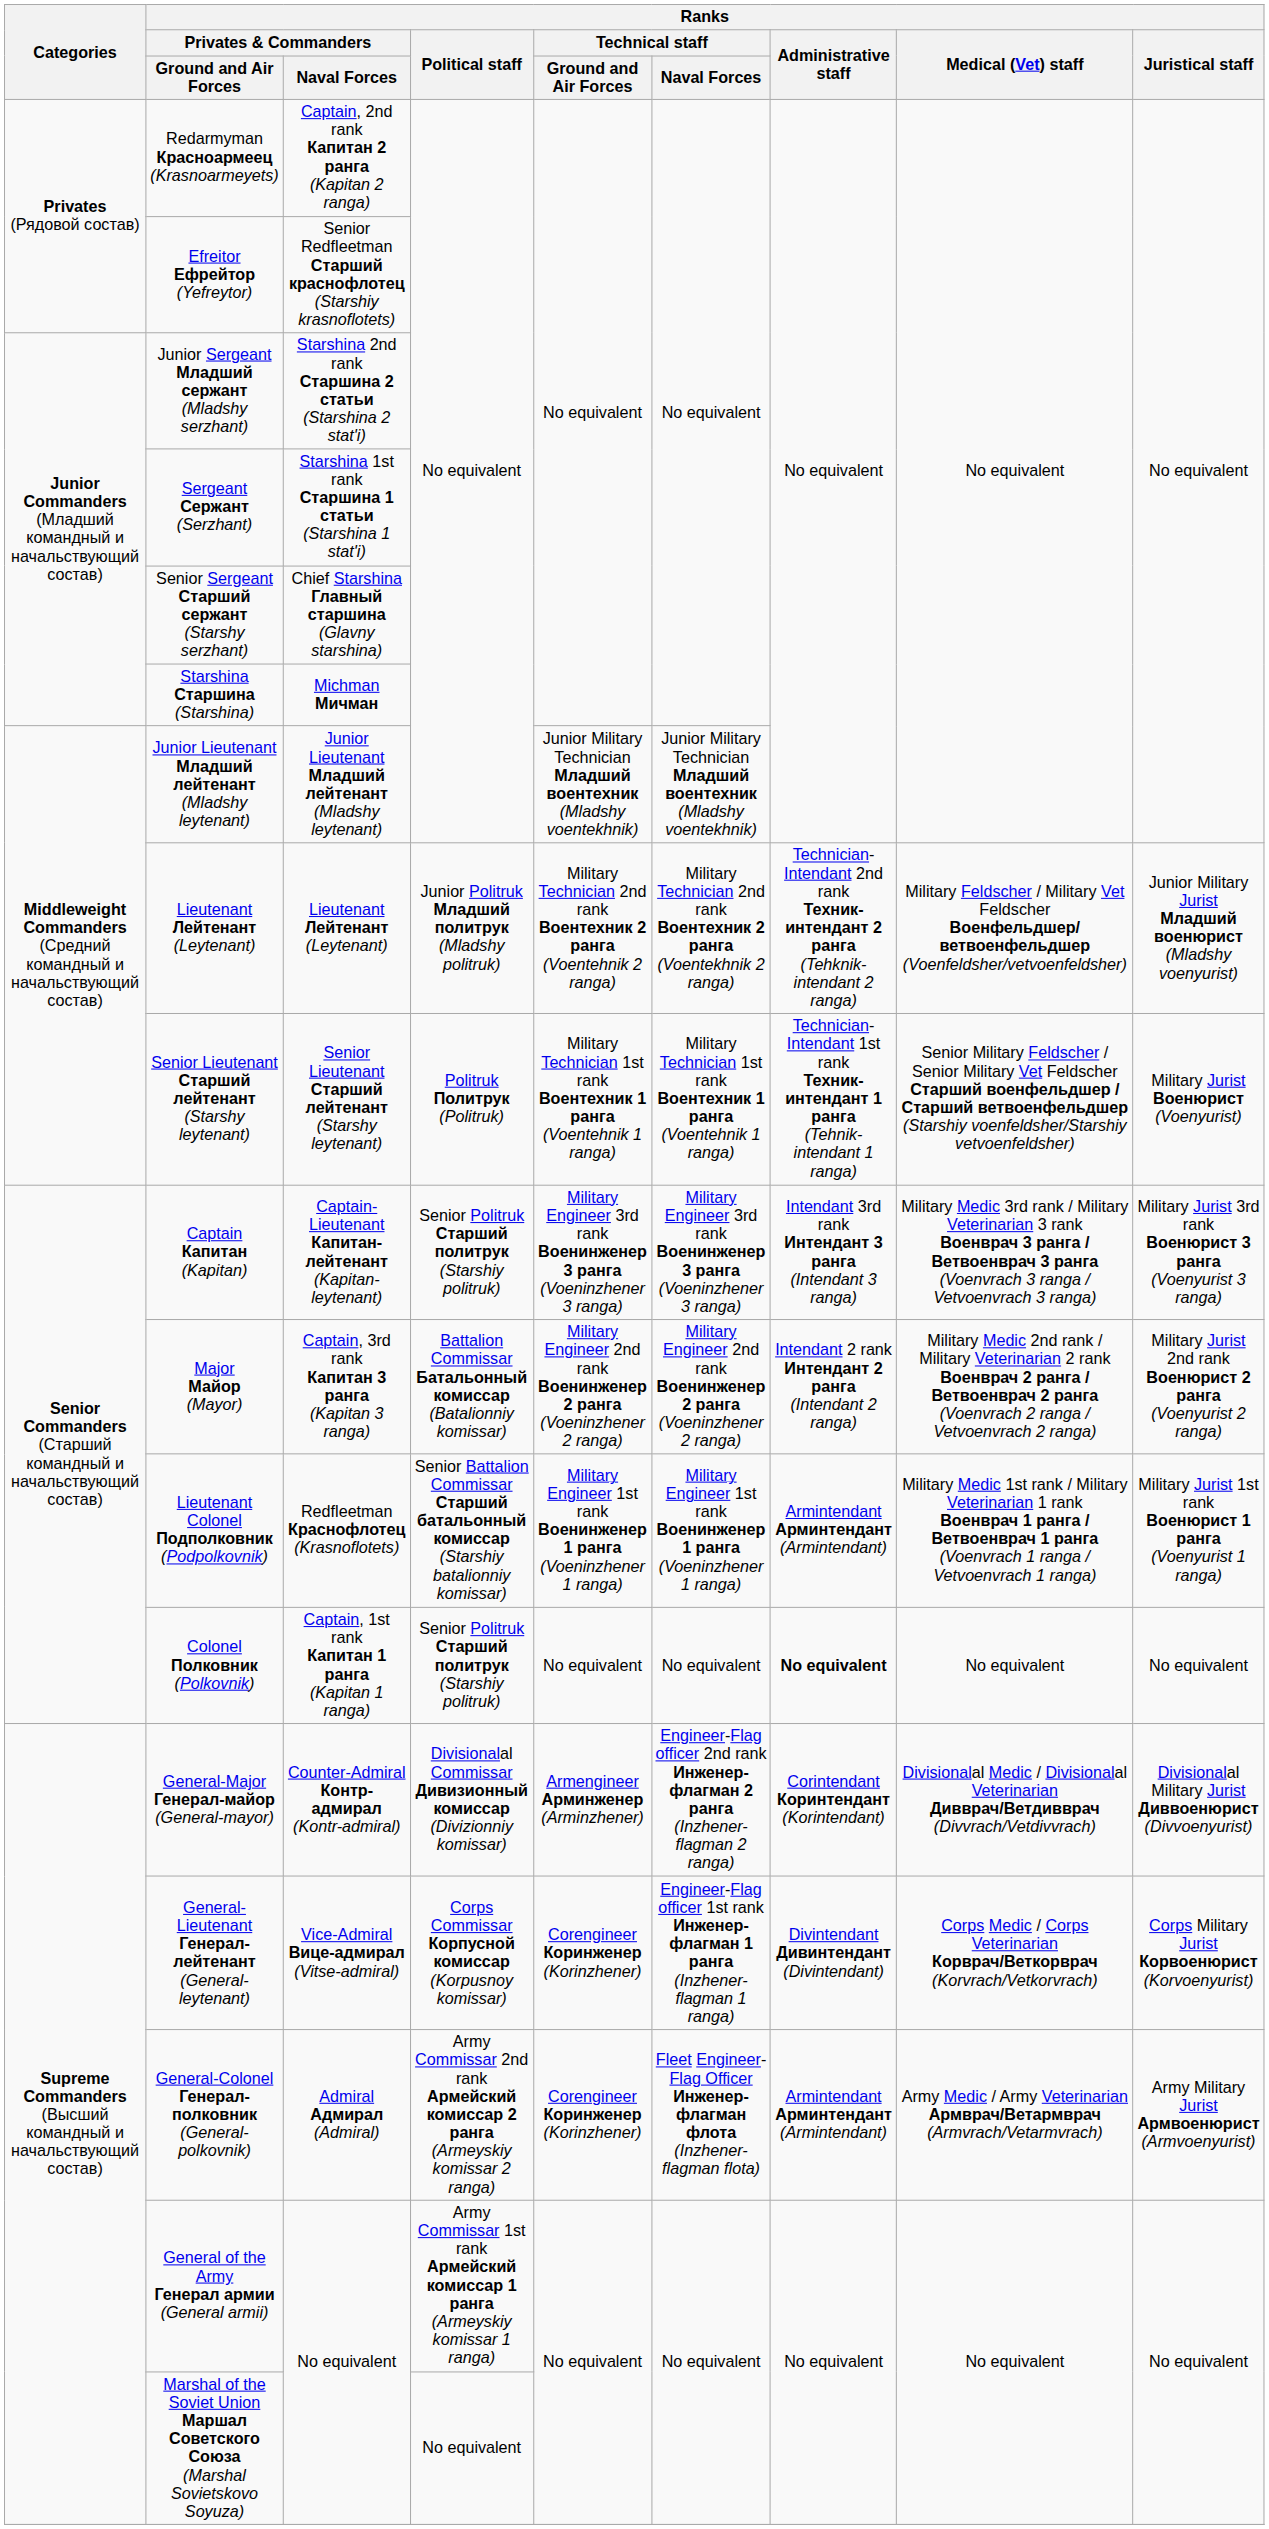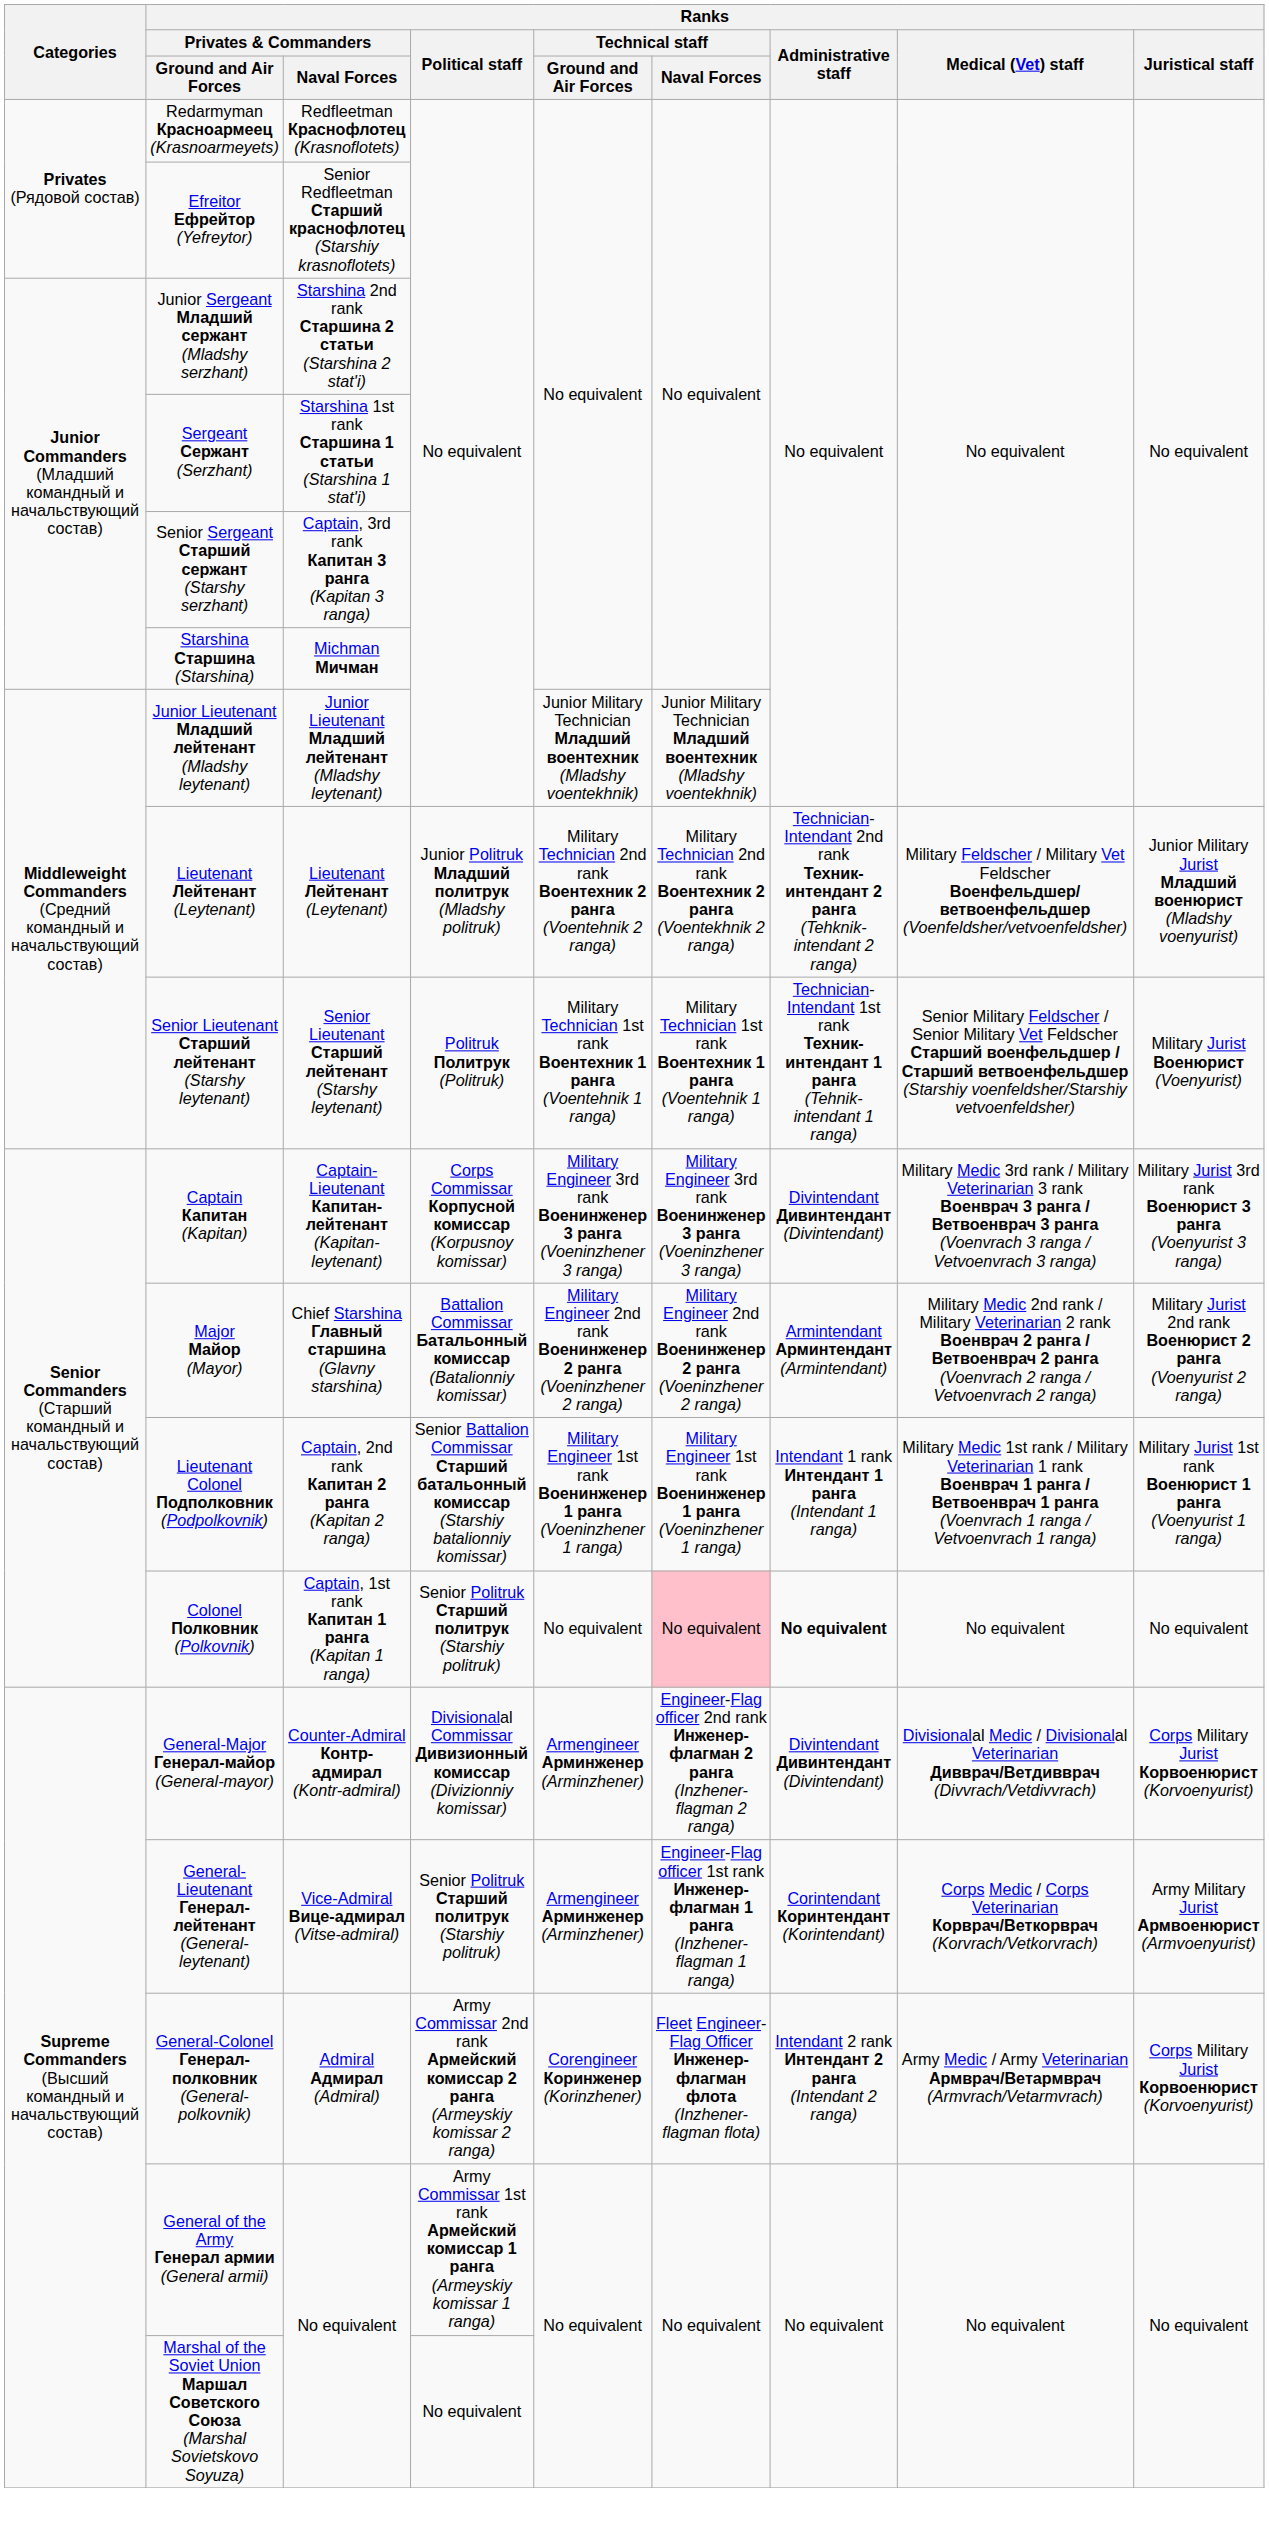(347, 157) Captain, 2nd rank Капитан 2 ранга (Kapitan 2 ranga) -> (347, 130) Redfleetman Краснофлотец (Krasnoflotets)
(347, 614) Chief Starshina Главный старшина (Glavny starshina) -> (347, 569) Captain, 3rd rank Капитан 3 ранга (Kapitan 3 ranga)
(472, 1252) Senior Politruk Старший политрук (Starshiy politruk) -> (472, 1215) Corps Commissar Корпусной комиссар (Korpusnoy komissar)
(834, 1252) Intendant 3rd rank Интендант 3 ранга (Intendant 3 ranga) -> (834, 1215) Divintendant Дивинтендант (Divintendant)
(347, 1386) Captain, 3rd rank Капитан 3 ранга (Kapitan 3 ranga) -> (347, 1350) Chief Starshina Главный старшина (Glavny starshina)
(834, 1386) Intendant 2 rank Интендант 2 ранга (Intendant 2 ranga) -> (834, 1350) Armintendant Арминтендант (Armintendant)
(347, 1530) Redfleetman Краснофлотец (Krasnoflotets) -> (347, 1494) Captain, 2nd rank Капитан 2 ранга (Kapitan 2 ranga)
(834, 1530) Armintendant Арминтендант (Armintendant) -> (834, 1494) Intendant 1 rank Интендант 1 ранга (Intendant 1 ranga)
(711, 1665) no background -> (711, 1628) pink background
(834, 1799) Corintendant Коринтендант (Korintendant) -> (834, 1763) Divintendant Дивинтендант (Divintendant)
(1198, 1799) Divisionalal Military Jurist Диввоенюрист (Divvoenyurist) -> (1199, 1763) Corps Military Jurist Корвоенюрист (Korvoenyurist)
(472, 1952) Corps Commissar Корпусной комиссар (Korpusnoy komissar) -> (472, 1916) Senior Politruk Старший политрук (Starshiy politruk)
(593, 1952) Corengineer Коринженер (Korinzhener) -> (593, 1916) Armengineer Арминженер (Arminzhener)
(834, 1952) Divintendant Дивинтендант (Divintendant) -> (834, 1916) Corintendant Коринтендант (Korintendant)
(1198, 1952) Corps Military Jurist Корвоенюрист (Korvoenyurist) -> (1199, 1916) Army Military Jurist Армвоенюрист (Armvoenyurist)
(834, 2114) Armintendant Арминтендант (Armintendant) -> (834, 2078) Intendant 2 rank Интендант 2 ранга (Intendant 2 ranga)
(1198, 2114) Army Military Jurist Армвоенюрист (Armvoenyurist) -> (1199, 2078) Corps Military Jurist Корвоенюрист (Korvoenyurist)
